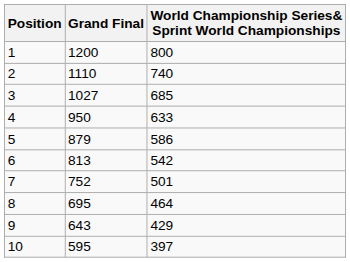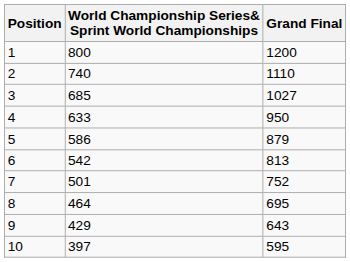columns swapped: (106, 23) <-> (246, 23)
